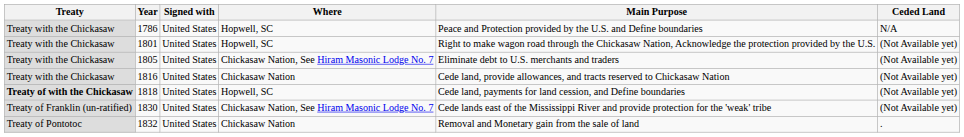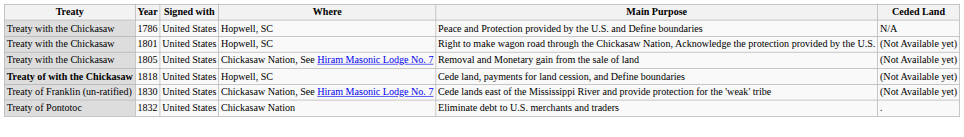(528, 60) Eliminate debt to U.S. merchants and traders -> (539, 60) Removal and Monetary gain from the sale of land
- row: (148, 76)
(539, 124) Removal and Monetary gain from the sale of land -> (528, 108) Eliminate debt to U.S. merchants and traders
